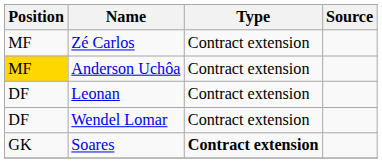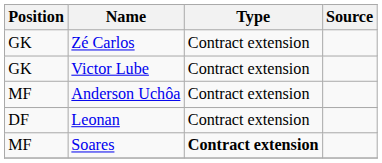(20, 42) MF -> (20, 42) GK
+ row: (110, 68)
(20, 68) gold background -> (20, 94) no background
- row: (119, 119)
(20, 145) GK -> (20, 145) MF
